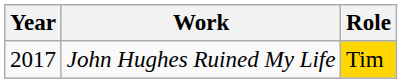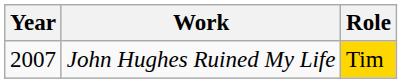(33, 59) 2017 -> (33, 59) 2007
